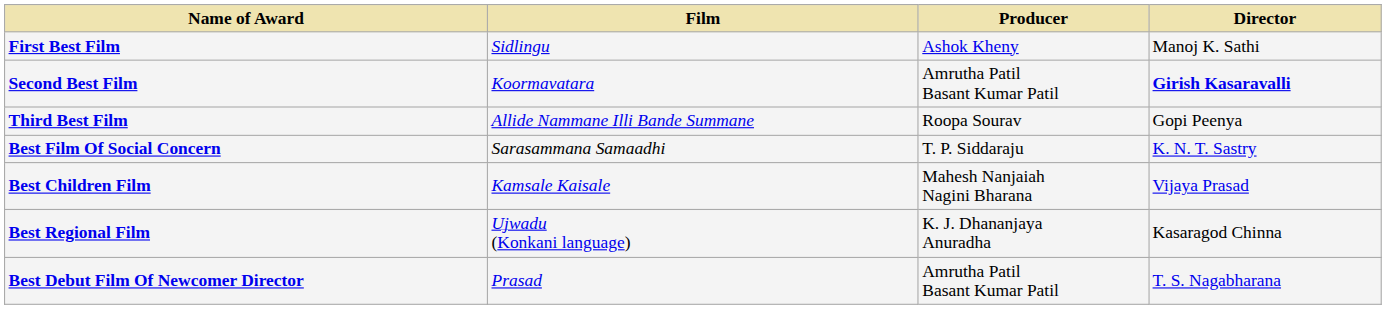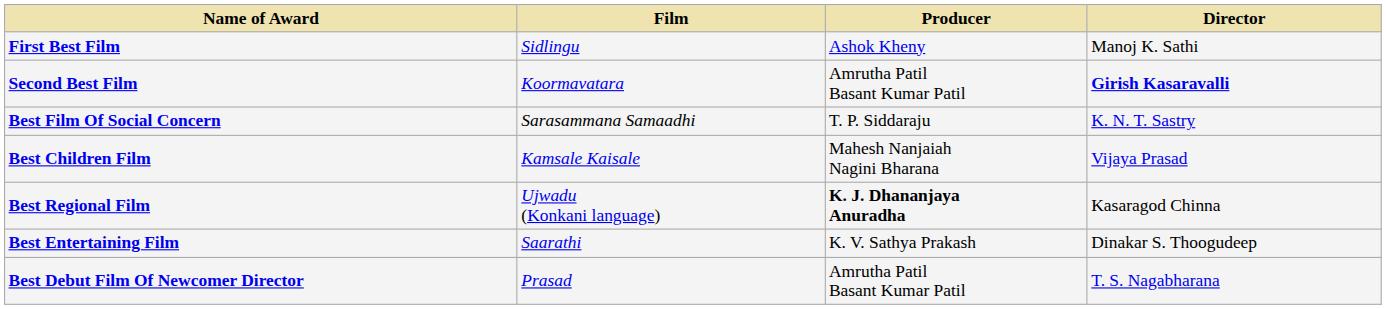- row: (68, 120)
(982, 233) normal -> (894, 205) bold
+ row: (94, 243)
